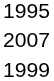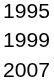rows swapped: (26, 69) <-> (26, 40)
